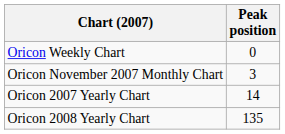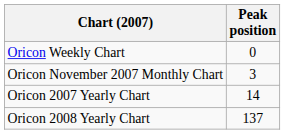(253, 118) 135 -> (253, 118) 137
